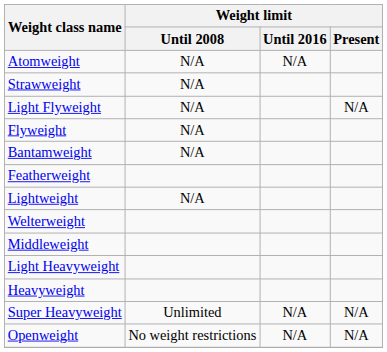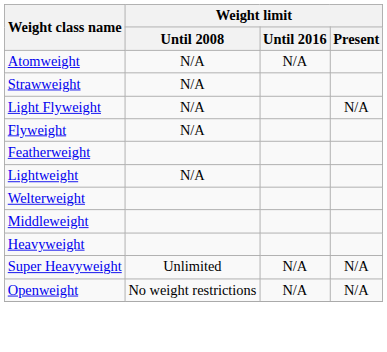- row: (50, 152)
- row: (64, 267)
